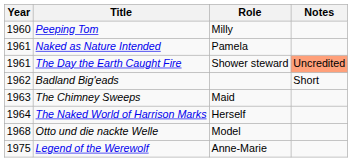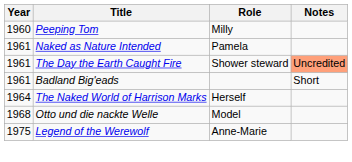(19, 81) 1962 -> (19, 81) 1961
- row: (88, 98)
